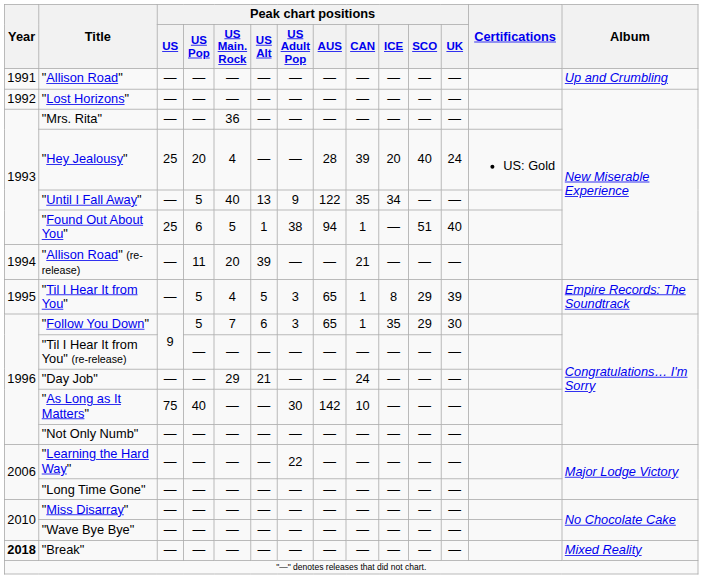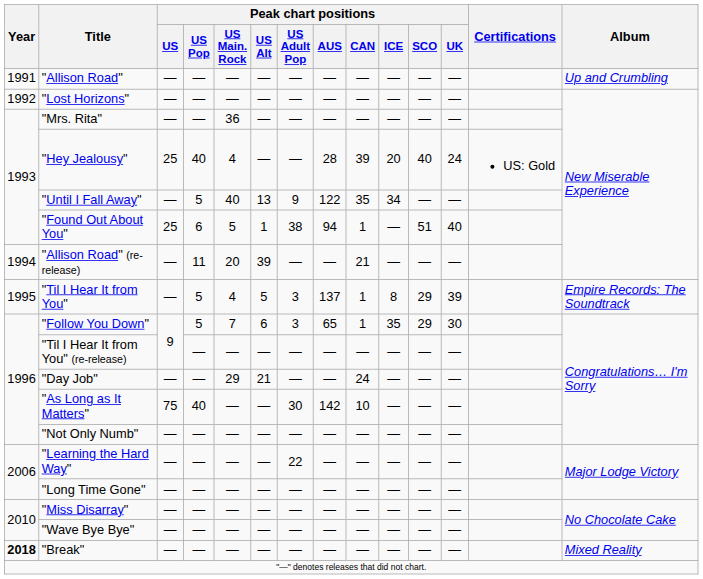(199, 159) 20 -> (199, 159) 40
(330, 296) 65 -> (330, 296) 137
